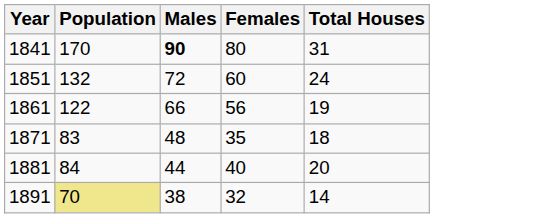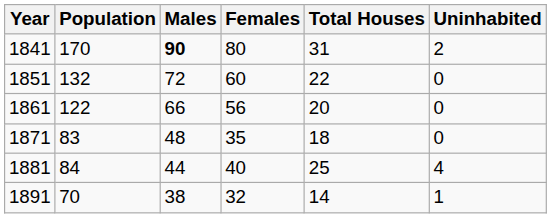+ column: (488, 19)
(319, 78) 24 -> (319, 78) 22
(319, 108) 19 -> (319, 108) 20
(319, 167) 20 -> (319, 167) 25
(70, 197) khaki background -> (70, 197) no background
